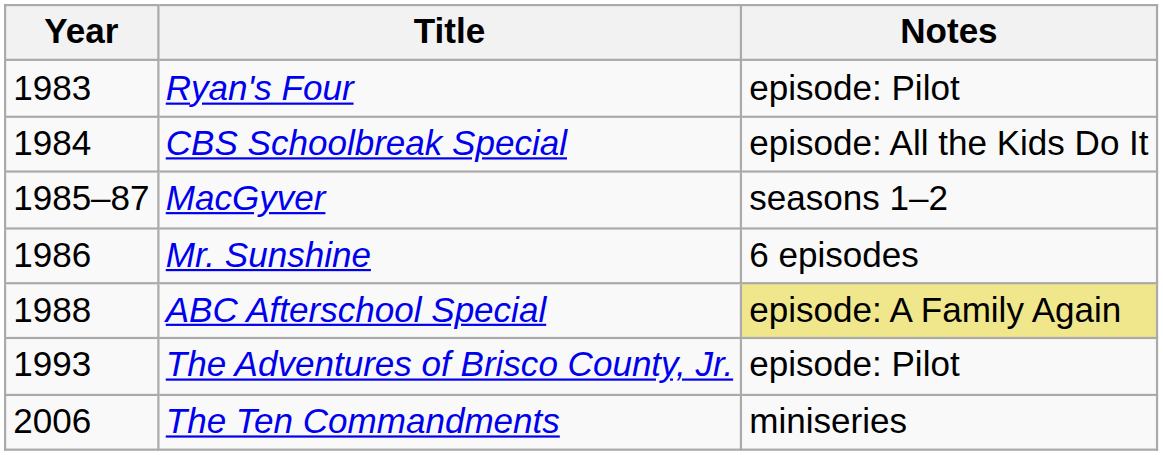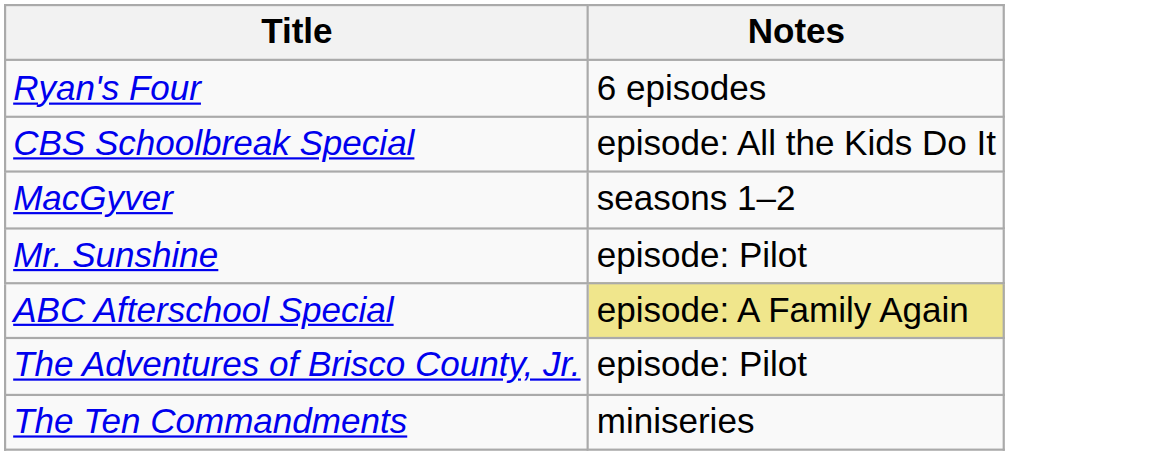- column: (81, 32)
(854, 87) episode: Pilot -> (681, 87) 6 episodes
(834, 254) 6 episodes -> (702, 254) episode: Pilot
